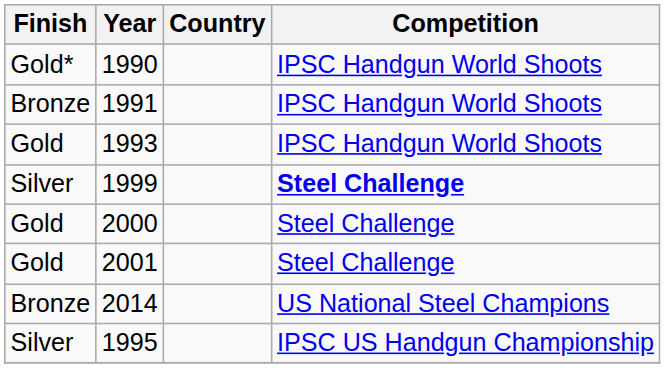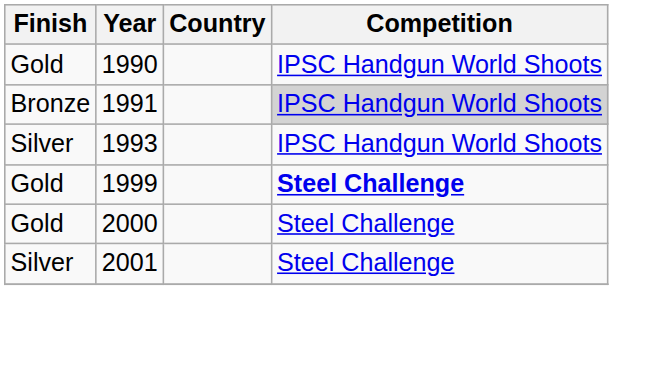(42, 64) Gold* -> (37, 64) Gold
(440, 104) no background -> (440, 104) lightgrey background
(37, 143) Gold -> (42, 143) Silver
(42, 183) Silver -> (37, 183) Gold
(37, 263) Gold -> (42, 263) Silver
- row: (130, 303)
- row: (130, 343)
